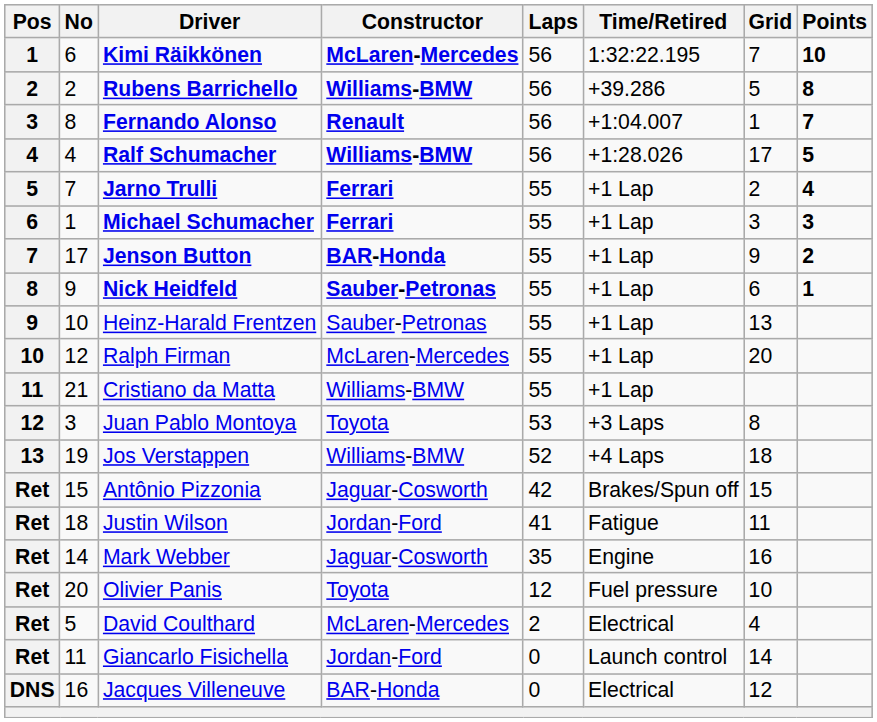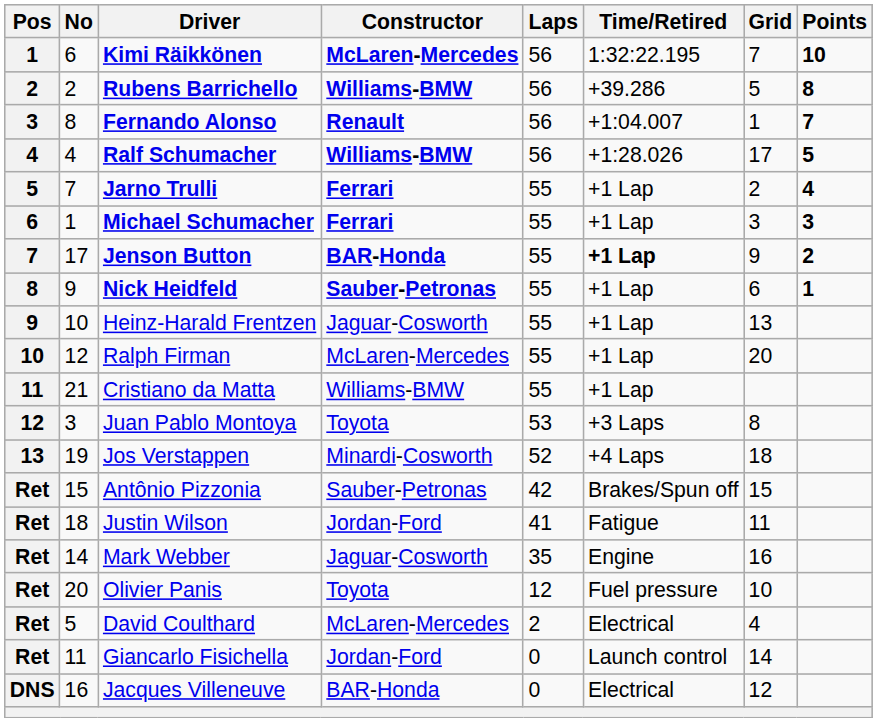(621, 255) normal -> (622, 255) bold
(406, 322) Sauber-Petronas -> (407, 322) Jaguar-Cosworth
(395, 456) Williams-BMW -> (409, 456) Minardi-Cosworth
(407, 489) Jaguar-Cosworth -> (406, 489) Sauber-Petronas
